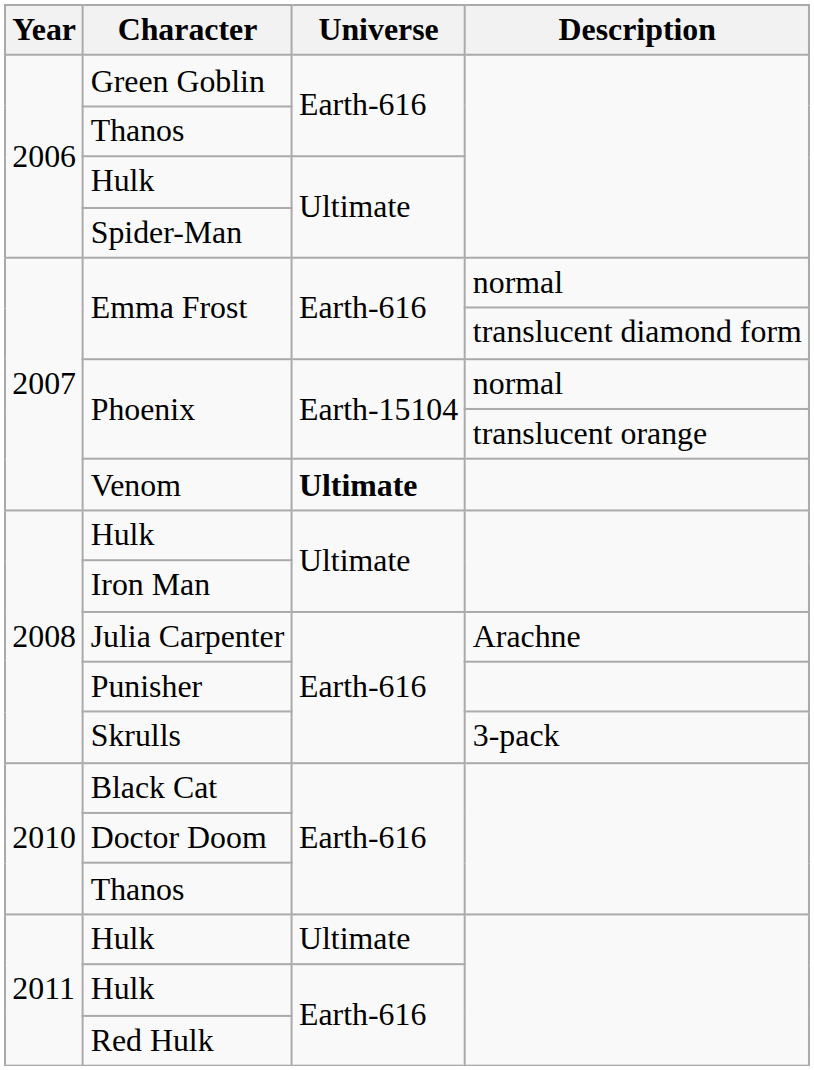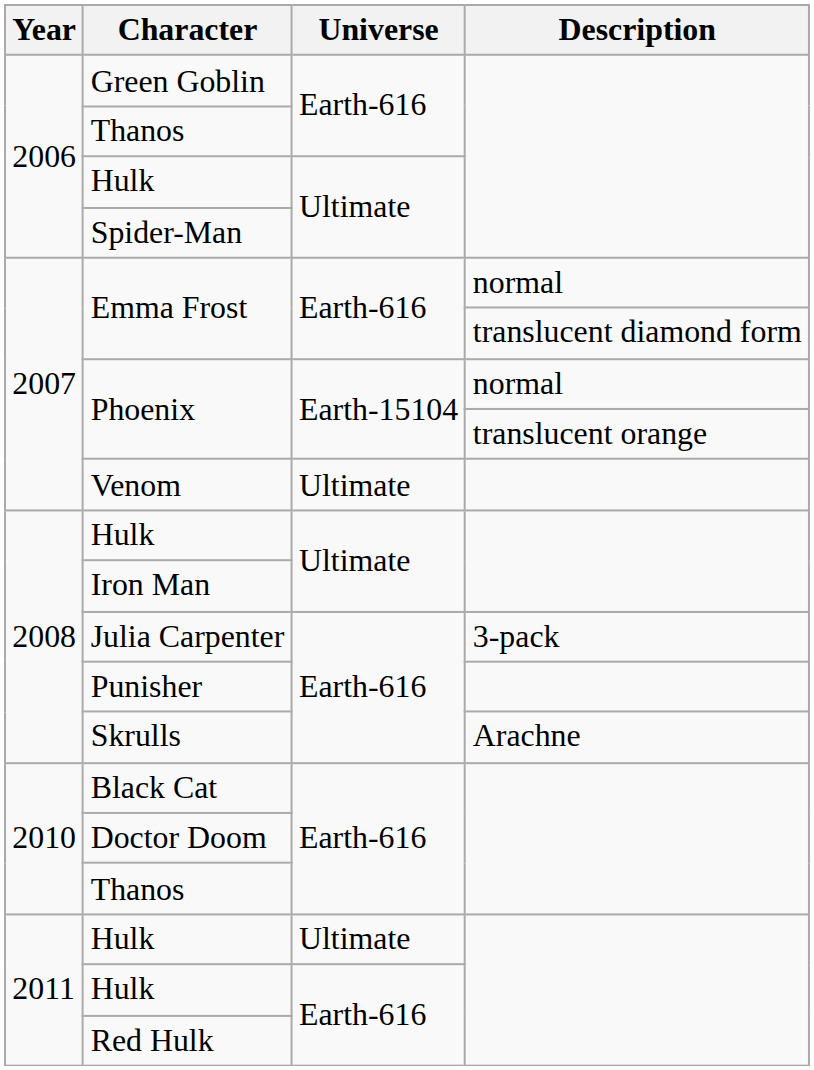(358, 484) bold -> (355, 484) normal
(527, 635) Arachne -> (516, 635) 3-pack
(516, 736) 3-pack -> (527, 736) Arachne
